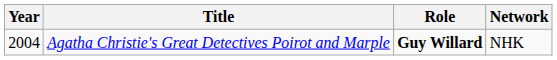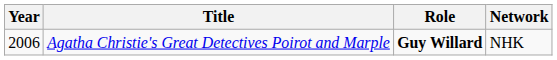(24, 42) 2004 -> (24, 42) 2006
